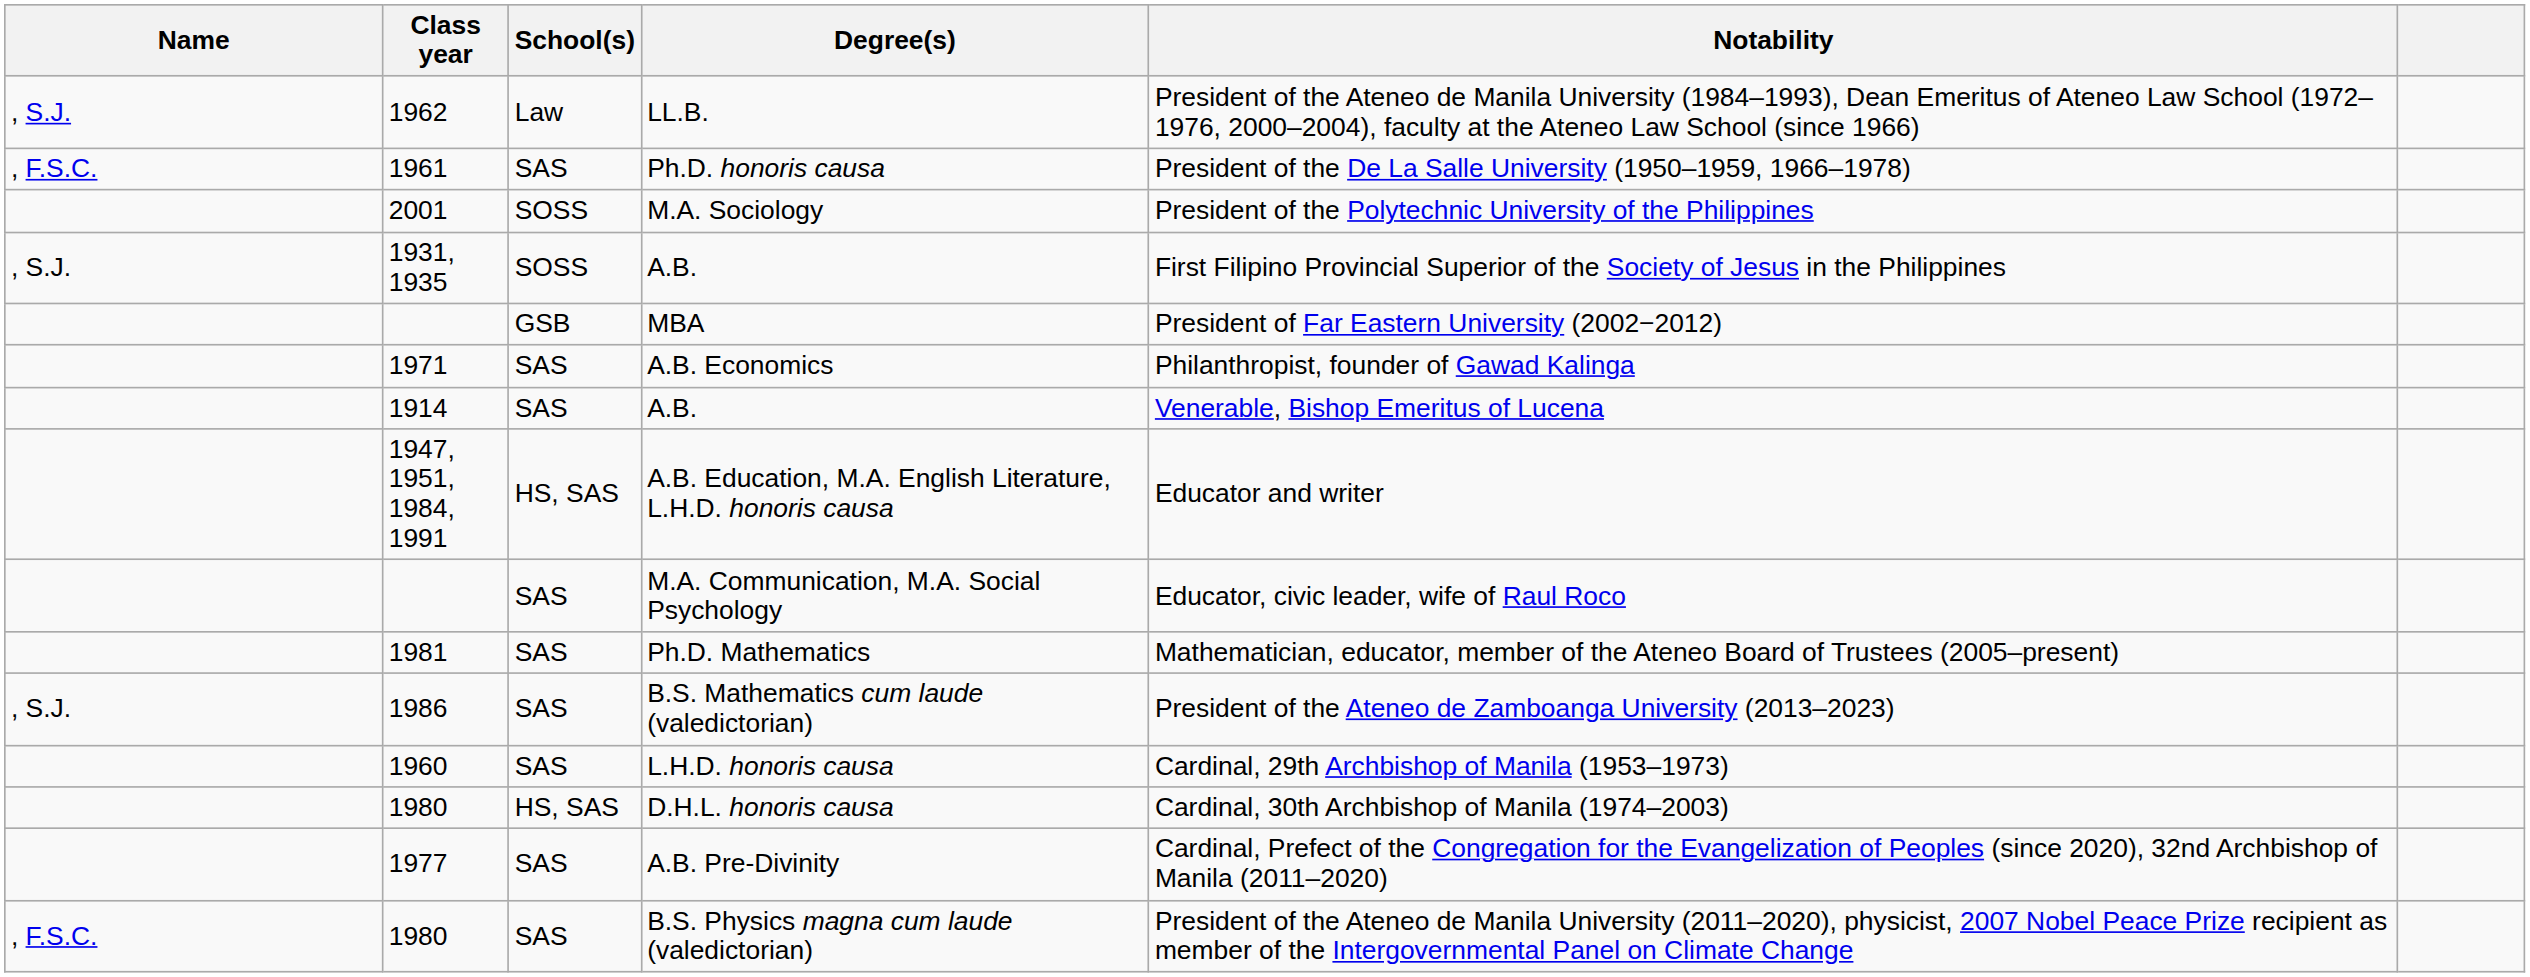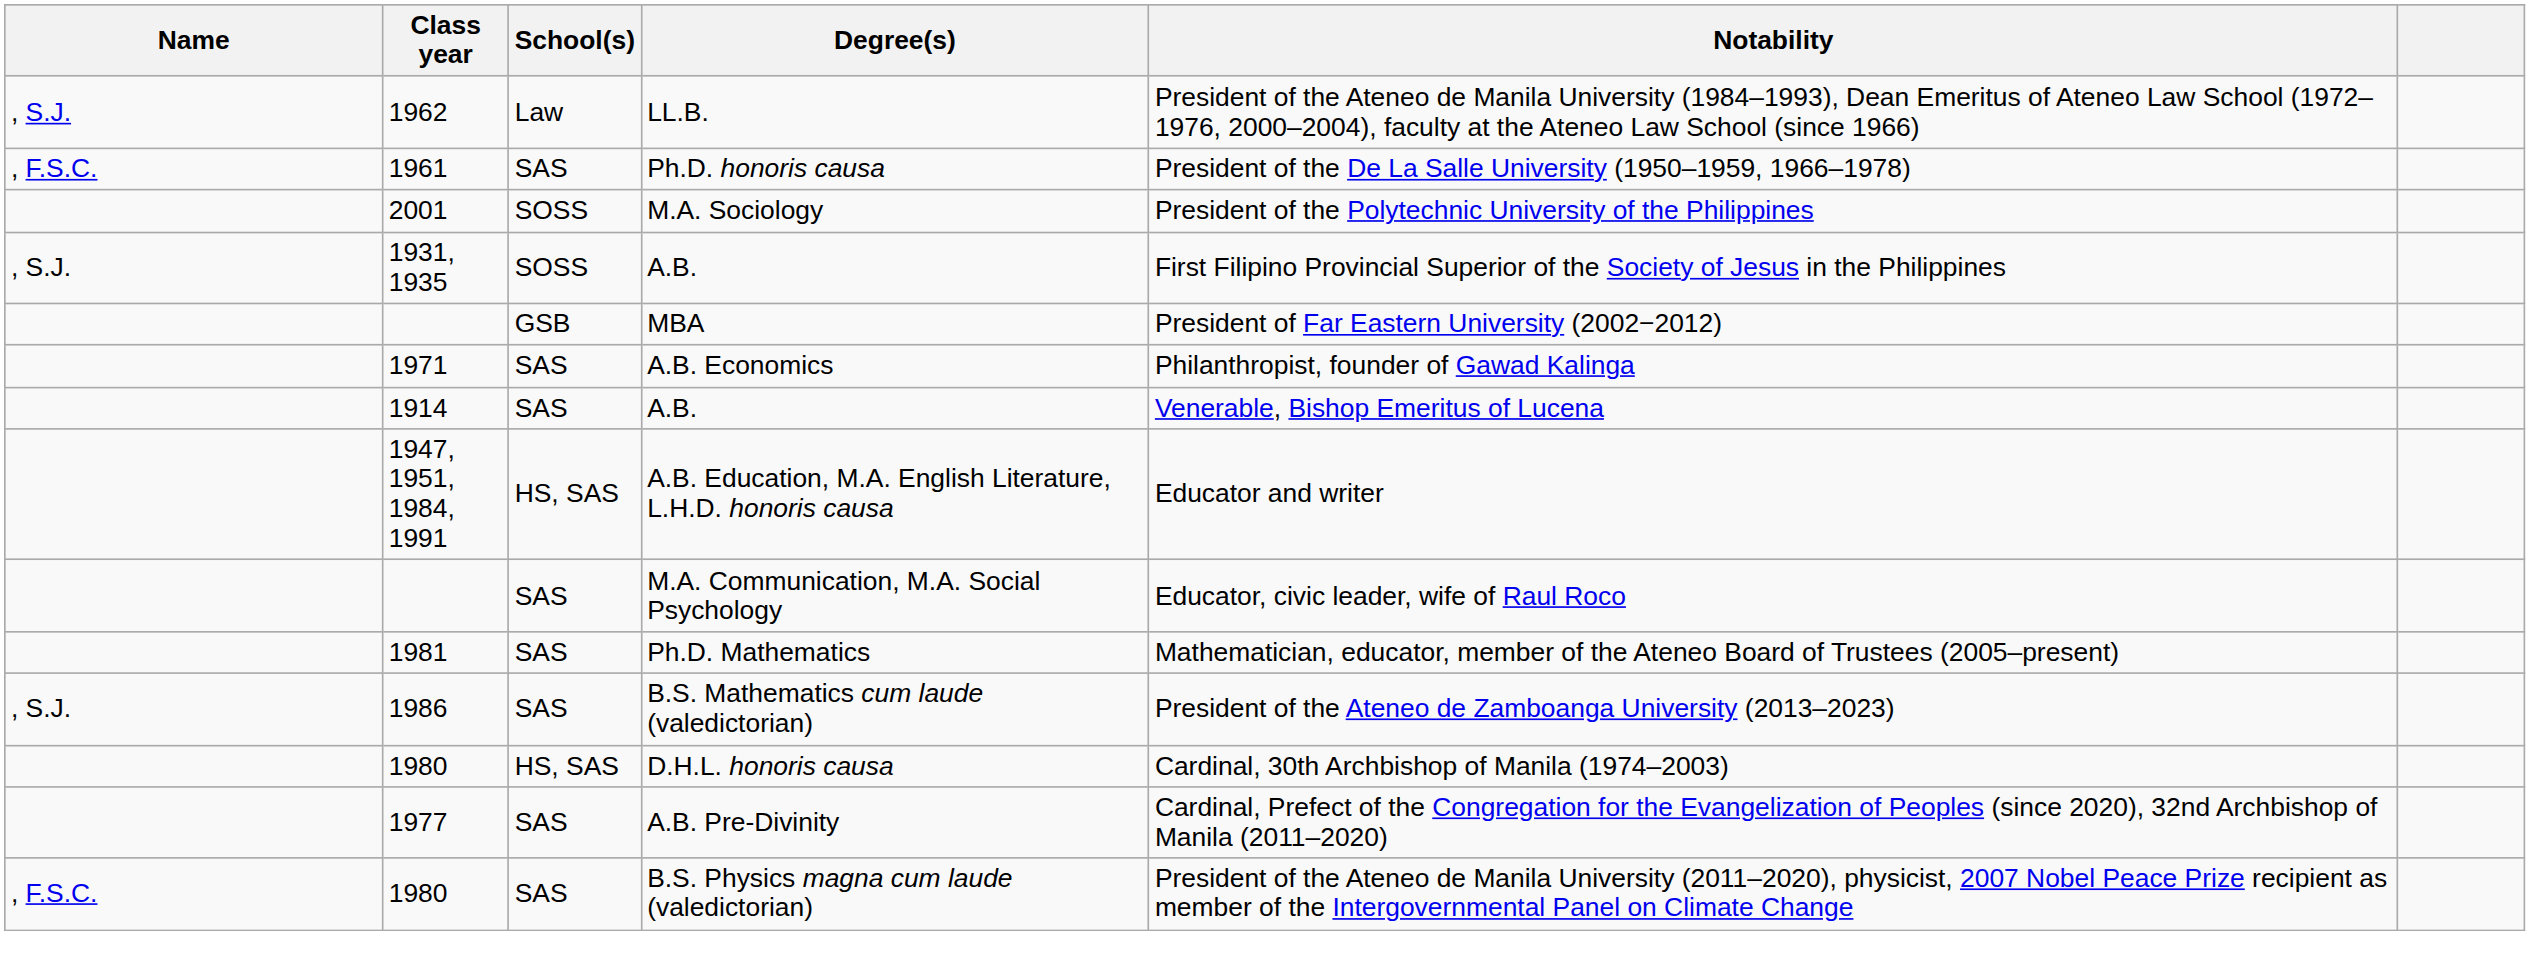- row: (418, 765)
